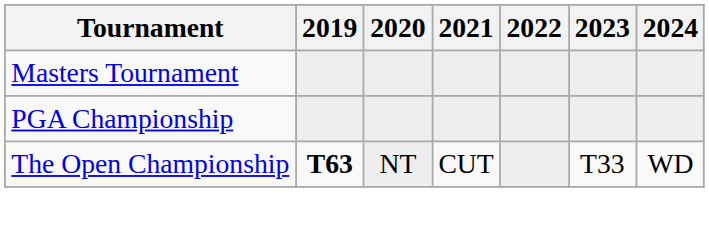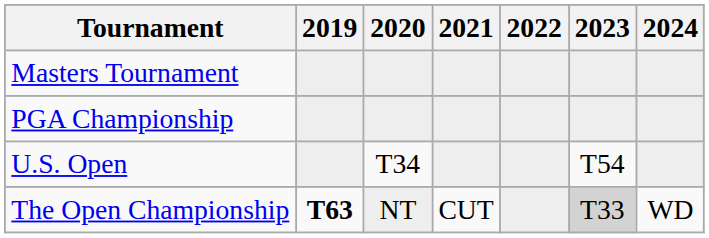+ row: (69, 164)
(602, 164) no background -> (602, 209) lightgrey background
